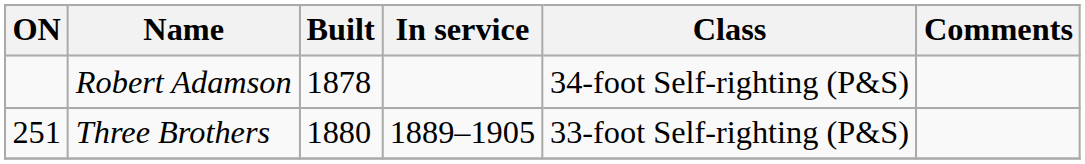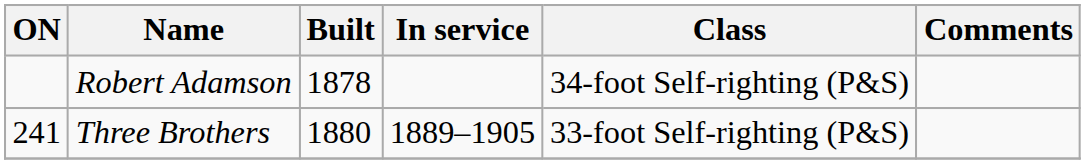(37, 132) 251 -> (37, 132) 241
